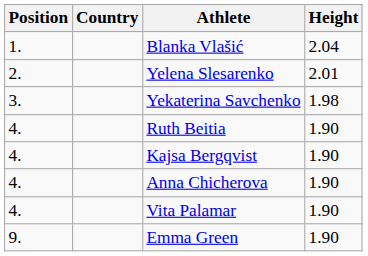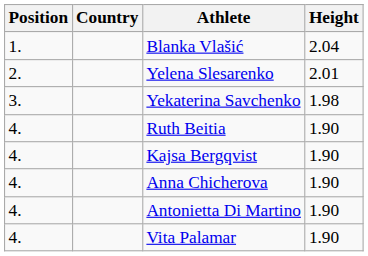+ row: (224, 210)
- row: (192, 237)
